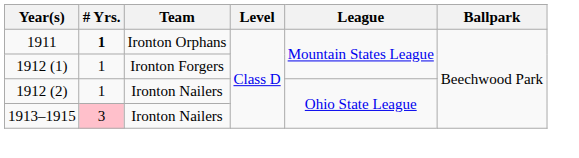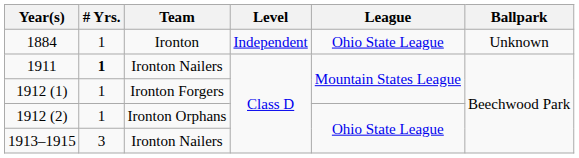+ row: (42, 41)
(177, 41) Ironton Orphans -> (177, 66) Ironton Nailers
(177, 91) Ironton Nailers -> (177, 116) Ironton Orphans
(102, 116) pink background -> (102, 141) no background
